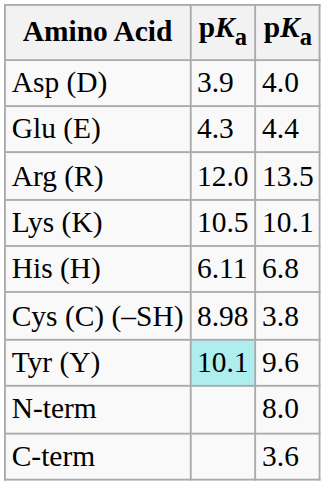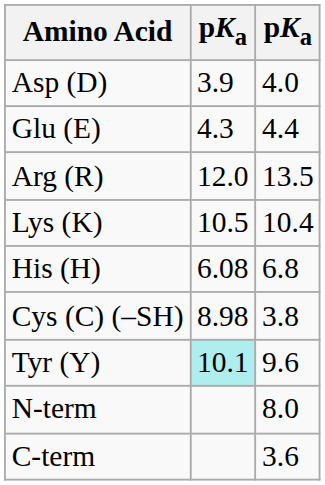(288, 222) 10.1 -> (288, 222) 10.4
(222, 268) 6.11 -> (223, 268) 6.08
